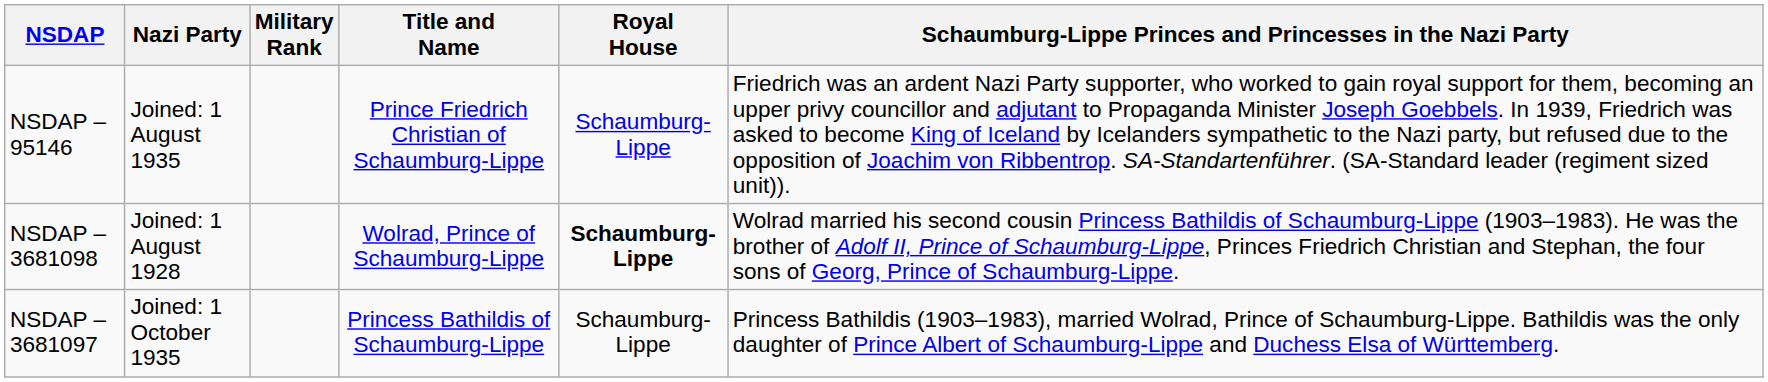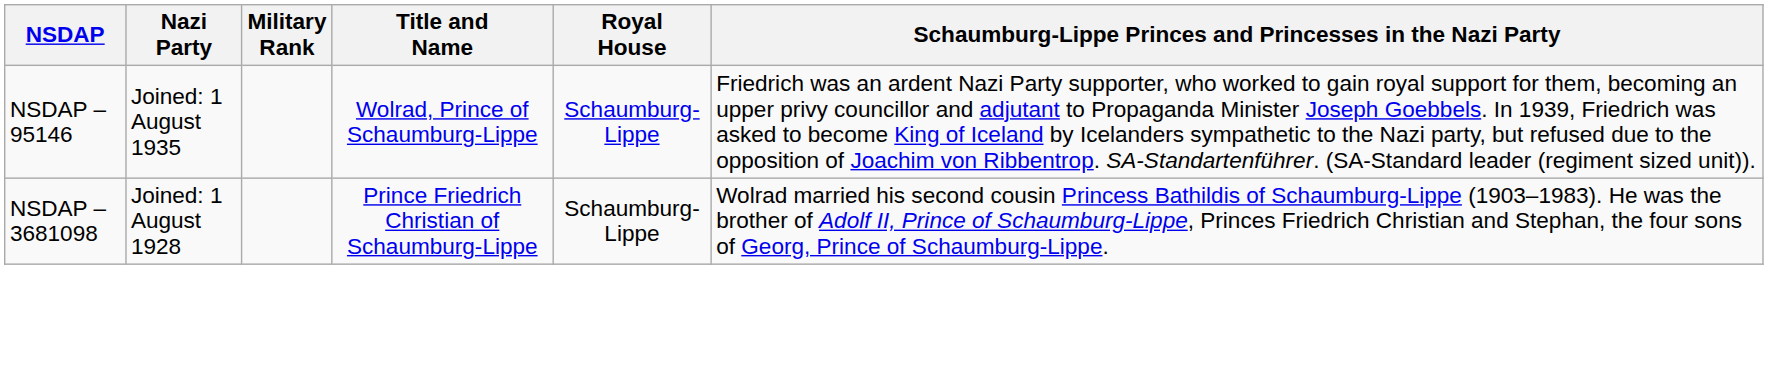(449, 134) Prince Friedrich Christian of Schaumburg-Lippe -> (442, 121) Wolrad, Prince of Schaumburg-Lippe
(449, 246) Wolrad, Prince of Schaumburg-Lippe -> (442, 220) Prince Friedrich Christian of Schaumburg-Lippe
(643, 246) bold -> (632, 220) normal
- row: (58, 332)
